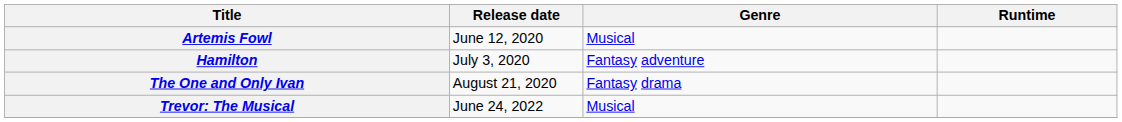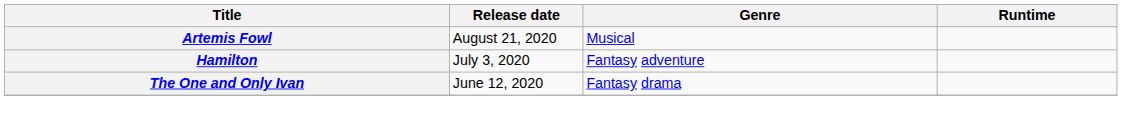(498, 38) June 12, 2020 -> (505, 38) August 21, 2020
(505, 83) August 21, 2020 -> (498, 83) June 12, 2020
- row: (227, 106)
